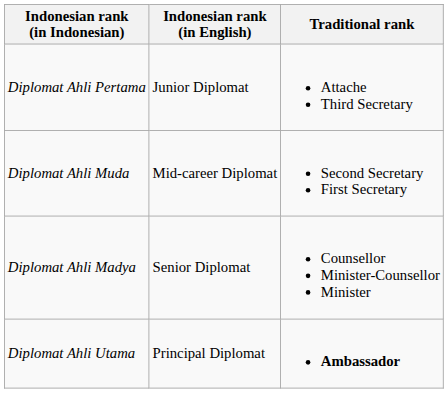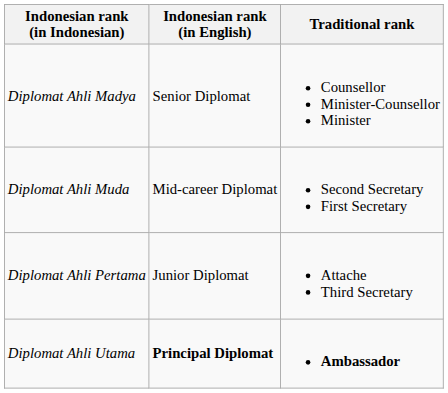rows swapped: (77, 87) <-> (72, 267)
(209, 353) normal -> (213, 353) bold
